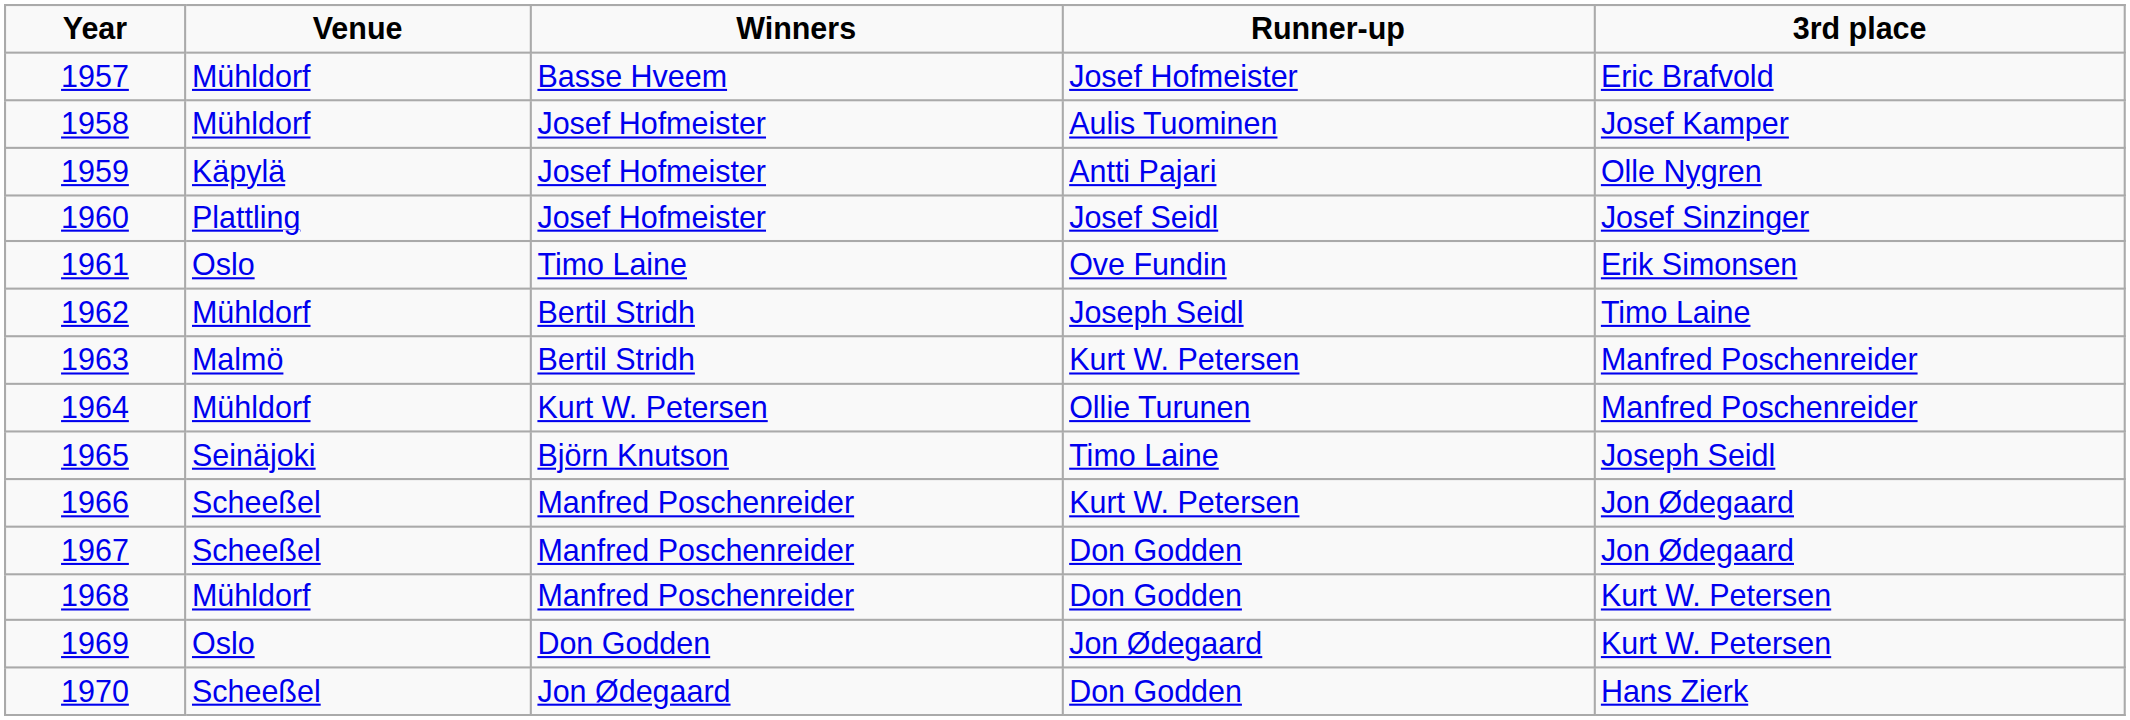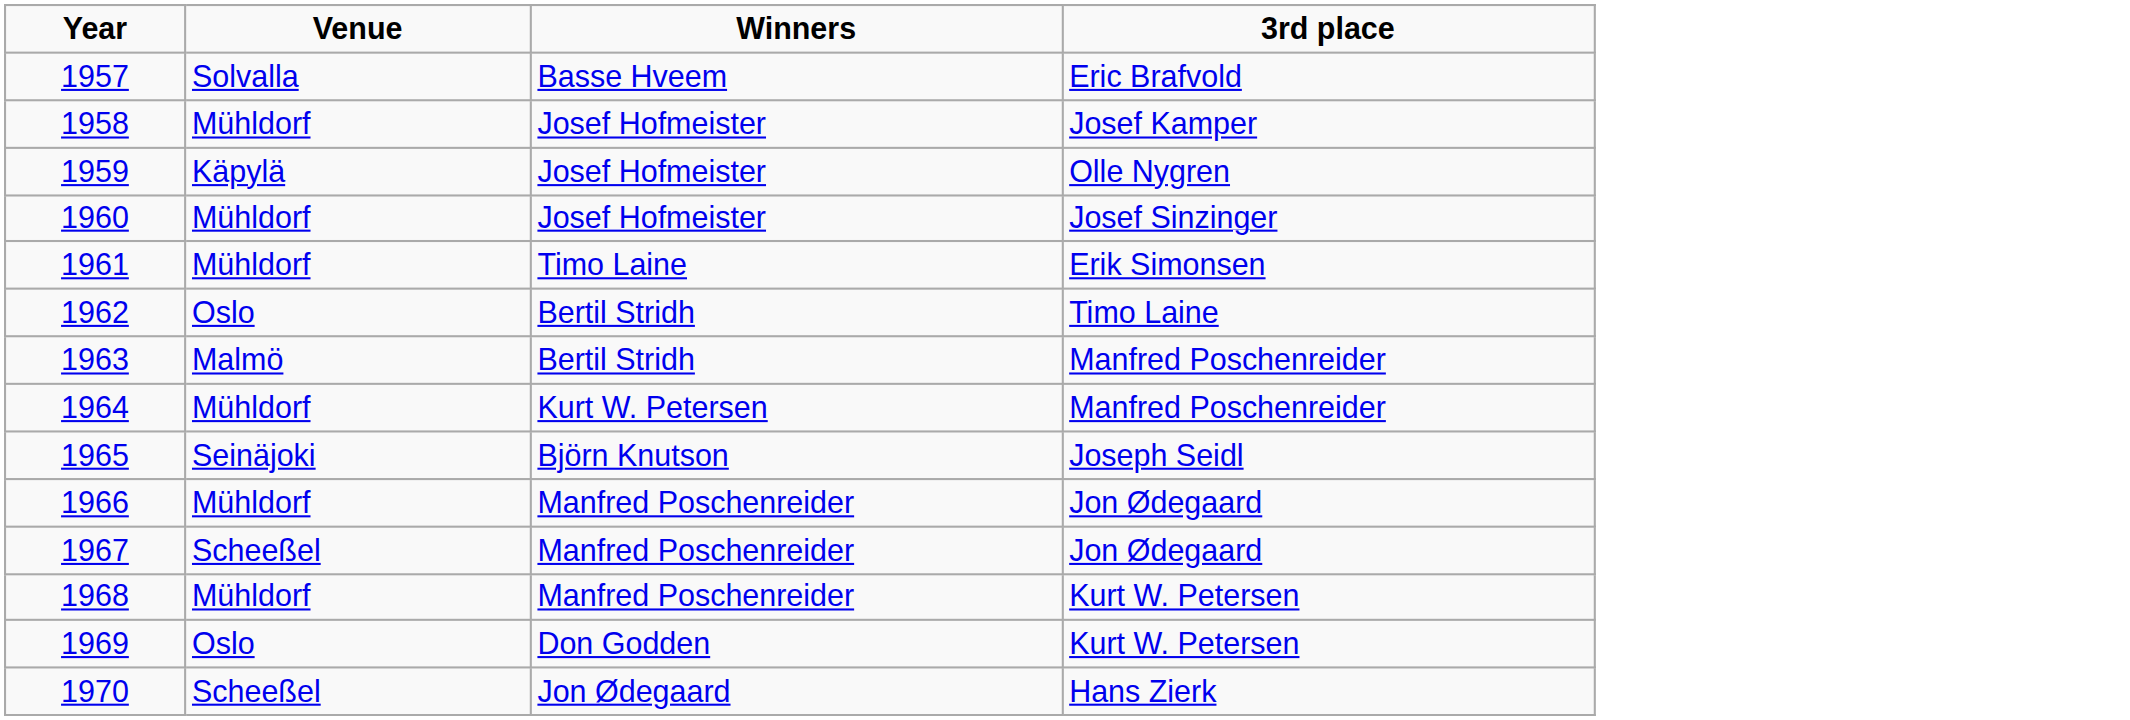- column: (1328, 28)
(251, 76) Mühldorf -> (245, 76) Solvalla
(246, 218) Plattling -> (251, 218) Mühldorf
(223, 265) Oslo -> (251, 265) Mühldorf
(251, 313) Mühldorf -> (223, 313) Oslo
(256, 502) Scheeßel -> (251, 502) Mühldorf
